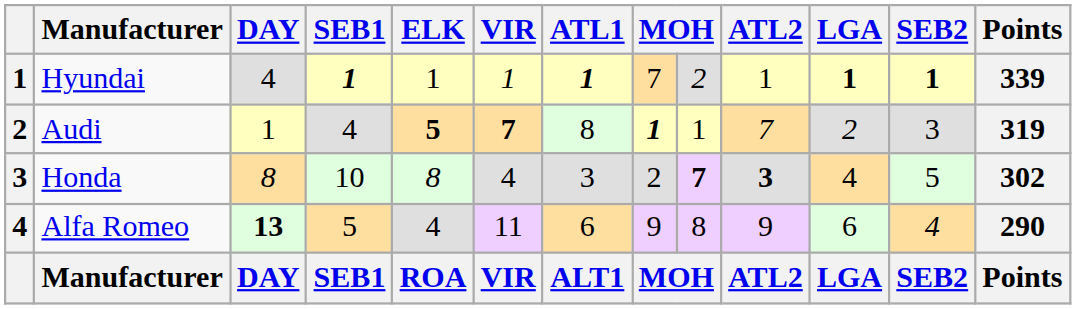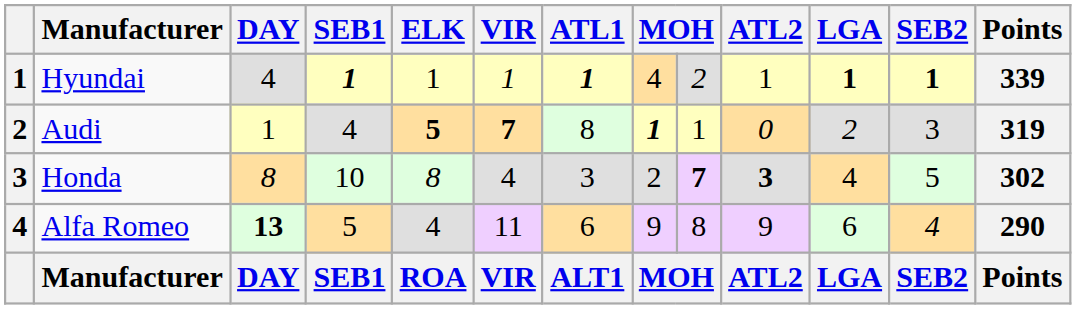(654, 78) 7 -> (654, 78) 4
(765, 128) 7 -> (765, 128) 0
